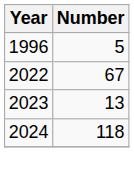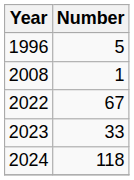+ row: (29, 75)
(115, 103) 13 -> (115, 132) 33
